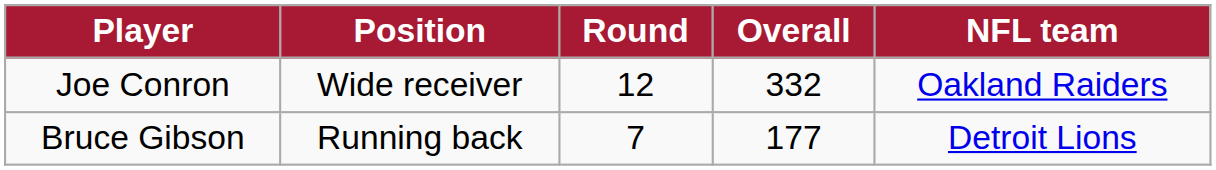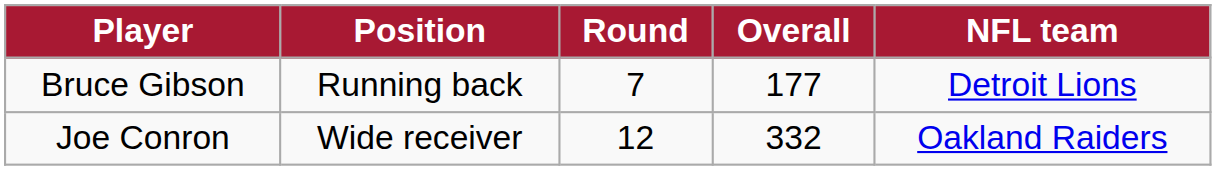rows swapped: (143, 137) <-> (143, 84)
